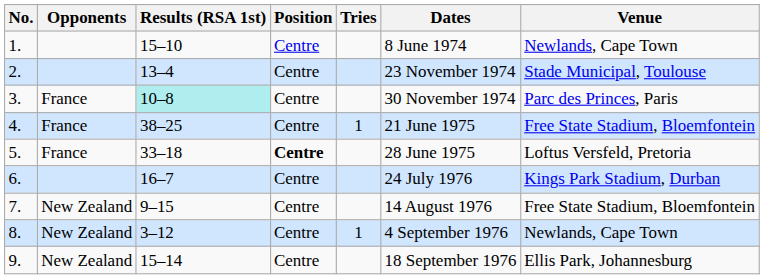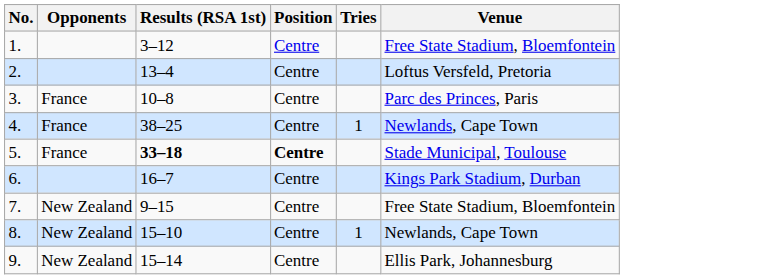- column: (450, 17)
(161, 44) 15–10 -> (157, 44) 3–12
(601, 44) Newlands, Cape Town -> (500, 44) Free State Stadium, Bloemfontein
(615, 71) Stade Municipal, Toulouse -> (468, 71) Loftus Versfeld, Pretoria
(157, 98) paleturquoise background -> (157, 98) no background
(640, 125) Free State Stadium, Bloemfontein -> (461, 125) Newlands, Cape Town
(161, 152) normal -> (161, 152) bold
(608, 152) Loftus Versfeld, Pretoria -> (475, 152) Stade Municipal, Toulouse
(157, 233) 3–12 -> (161, 233) 15–10
